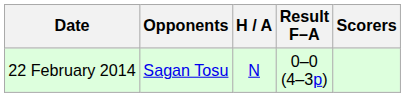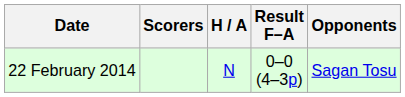columns swapped: (186, 26) <-> (367, 26)
